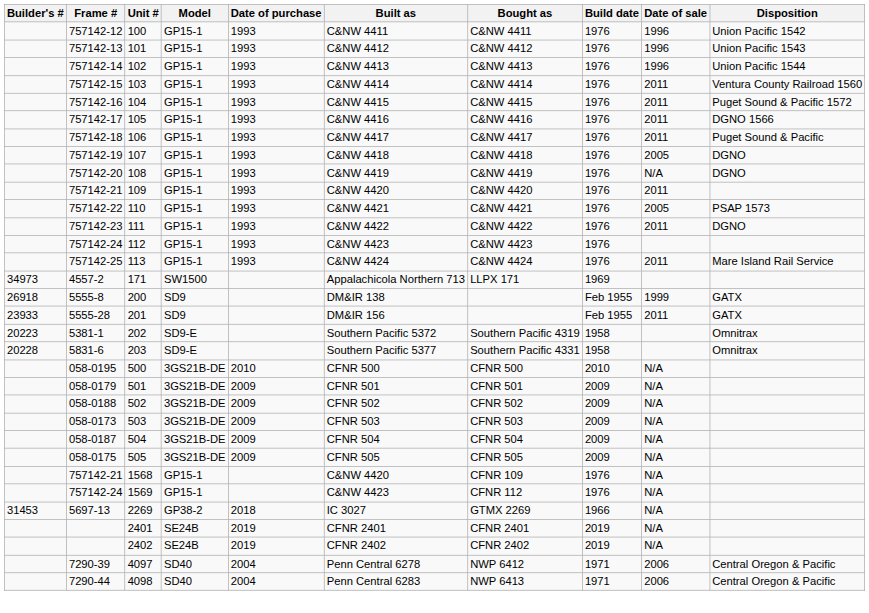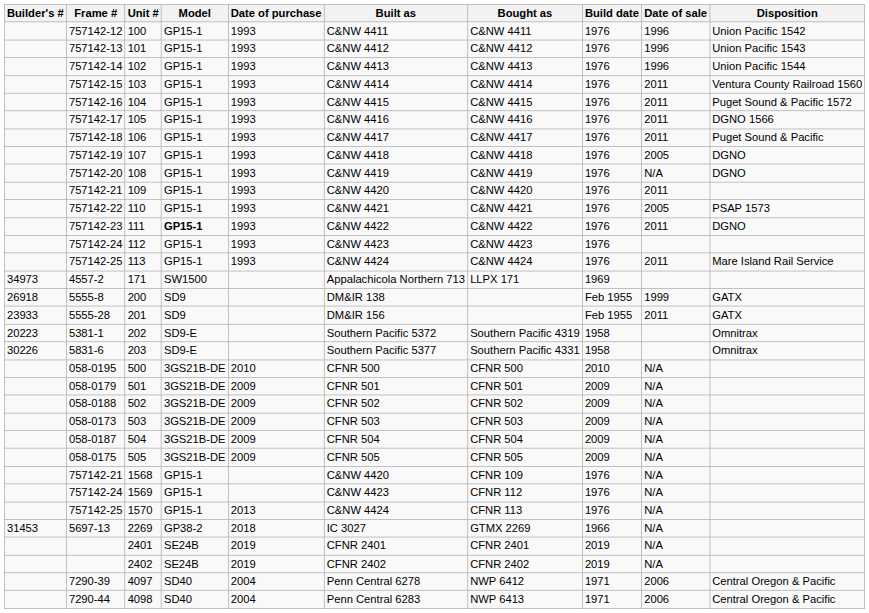(183, 226) normal -> (183, 226) bold
(23, 350) 20228 -> (23, 350) 30226
+ row: (140, 510)
